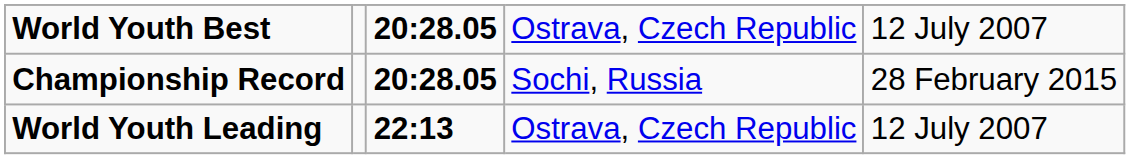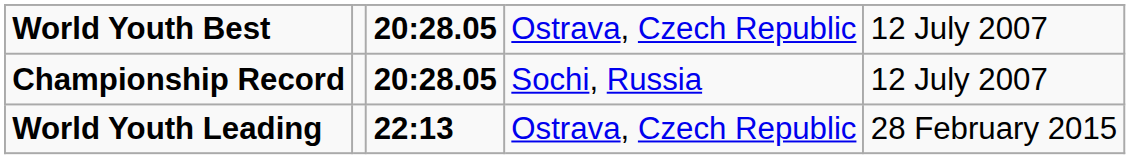(994, 78) 28 February 2015 -> (959, 78) 12 July 2007
(959, 128) 12 July 2007 -> (994, 128) 28 February 2015
